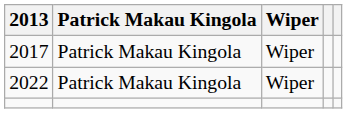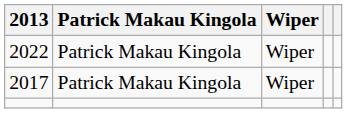rows swapped: (29, 51) <-> (29, 82)
